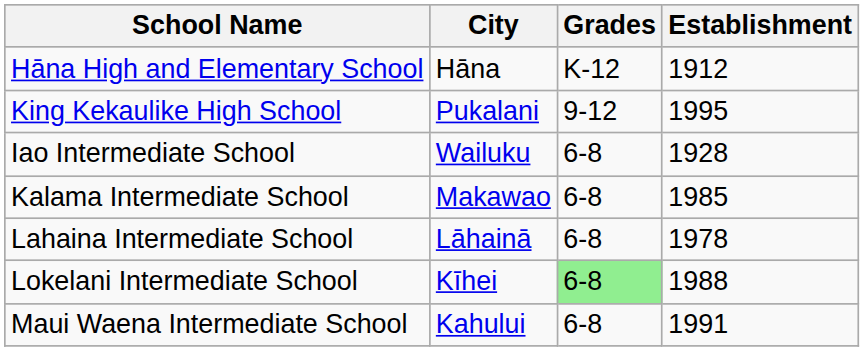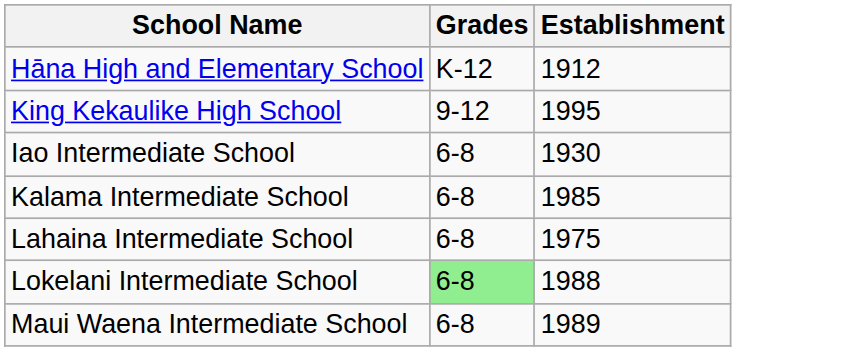- column: (493, 25)
(698, 153) 1928 -> (571, 153) 1930
(698, 238) 1978 -> (571, 238) 1975
(698, 324) 1991 -> (571, 324) 1989
